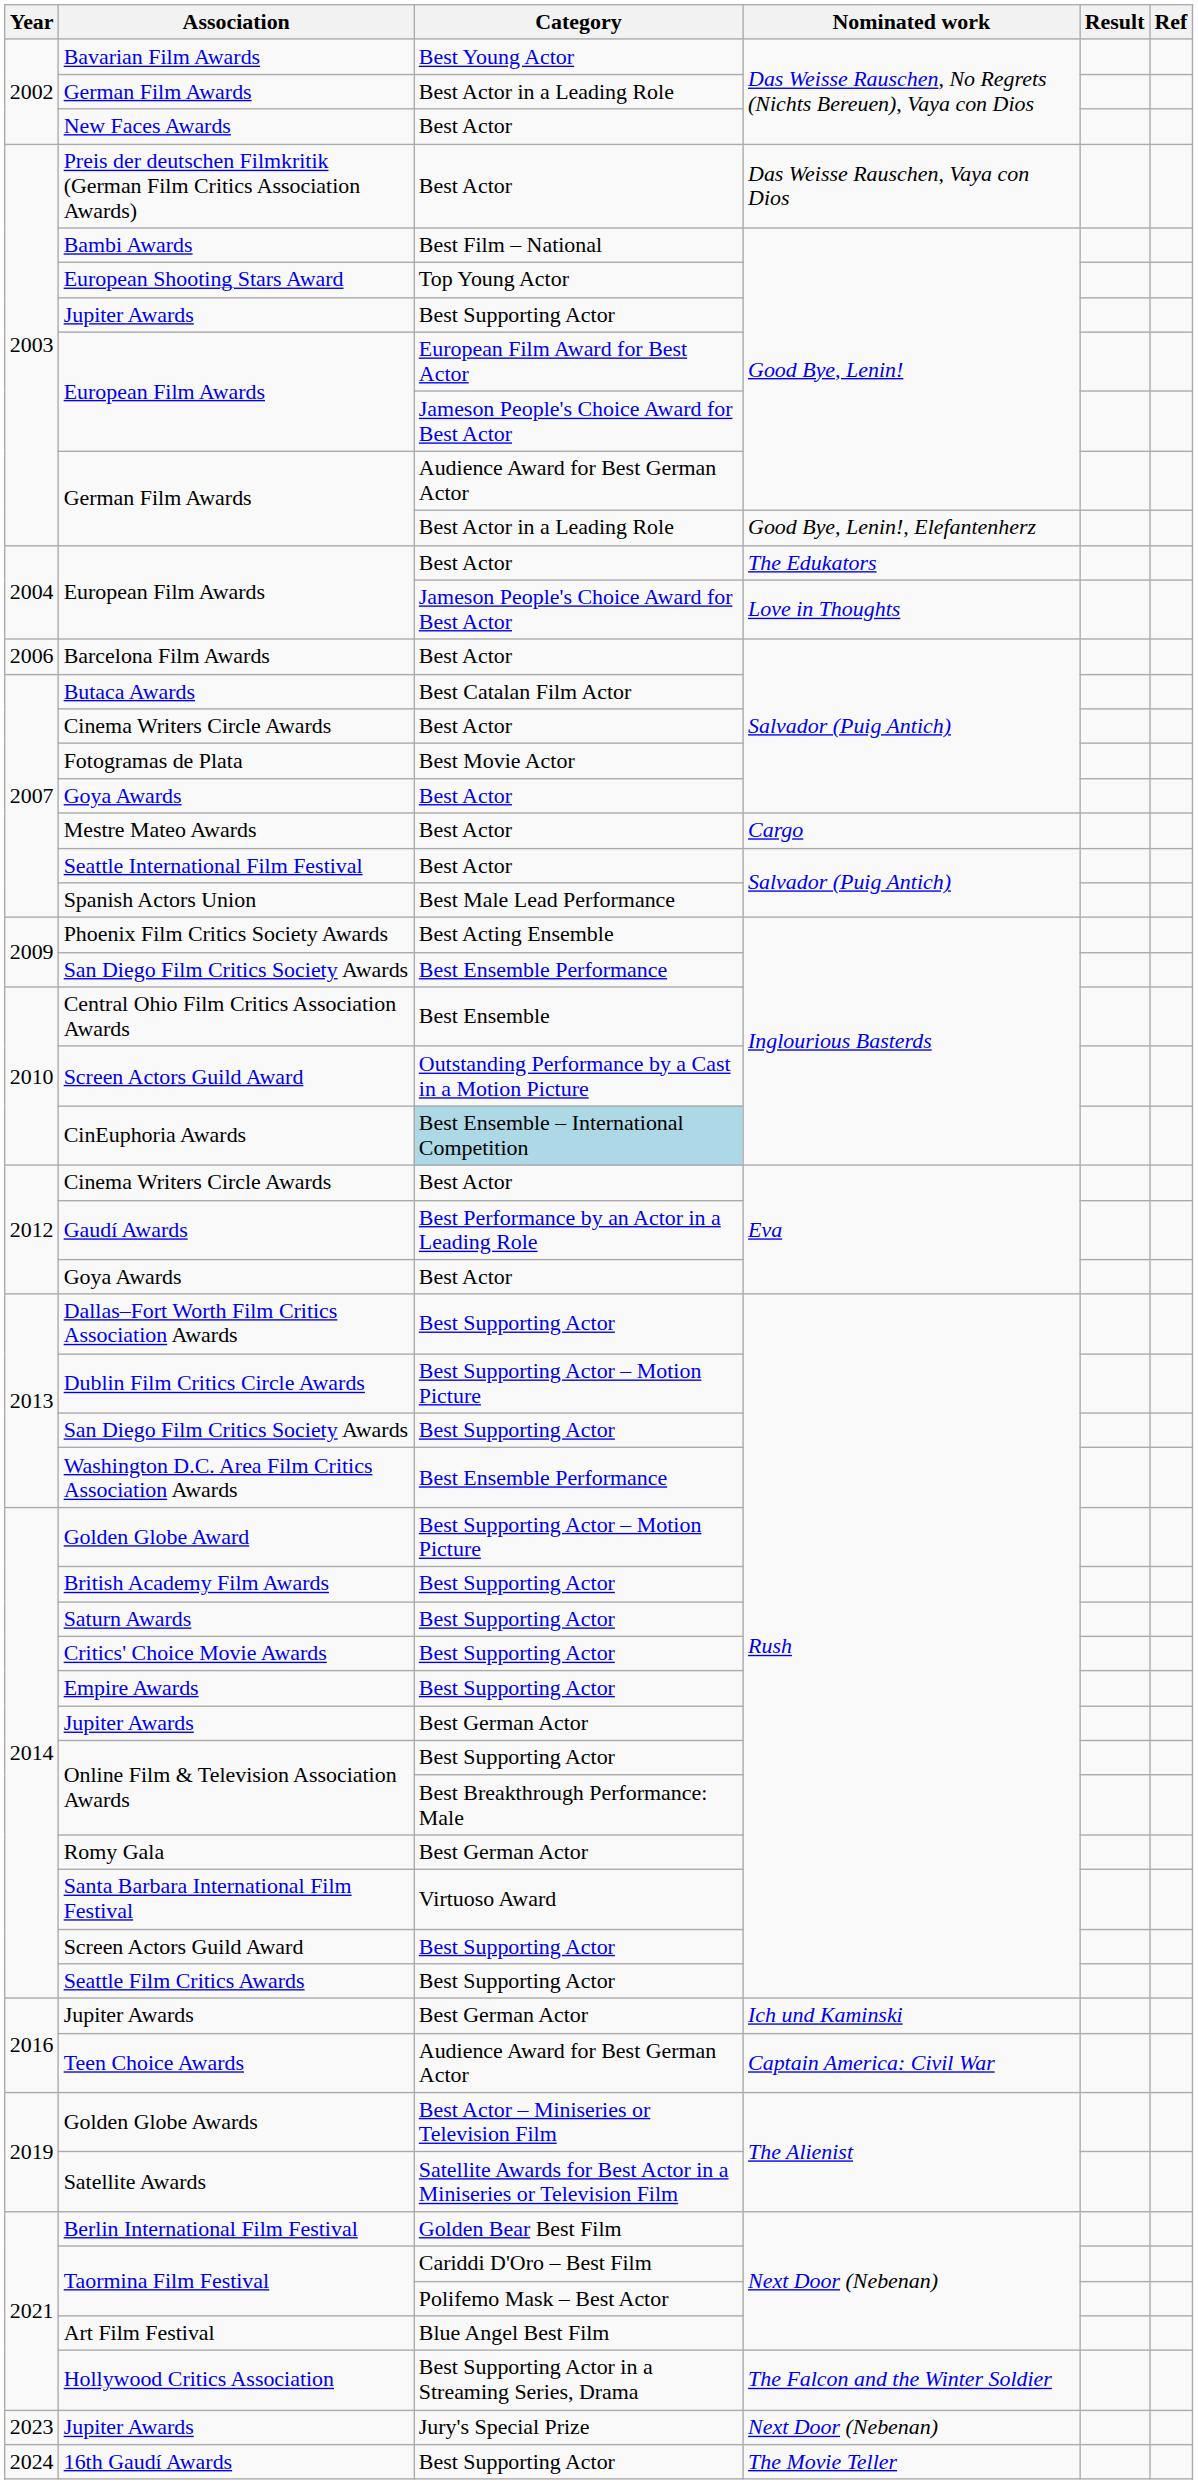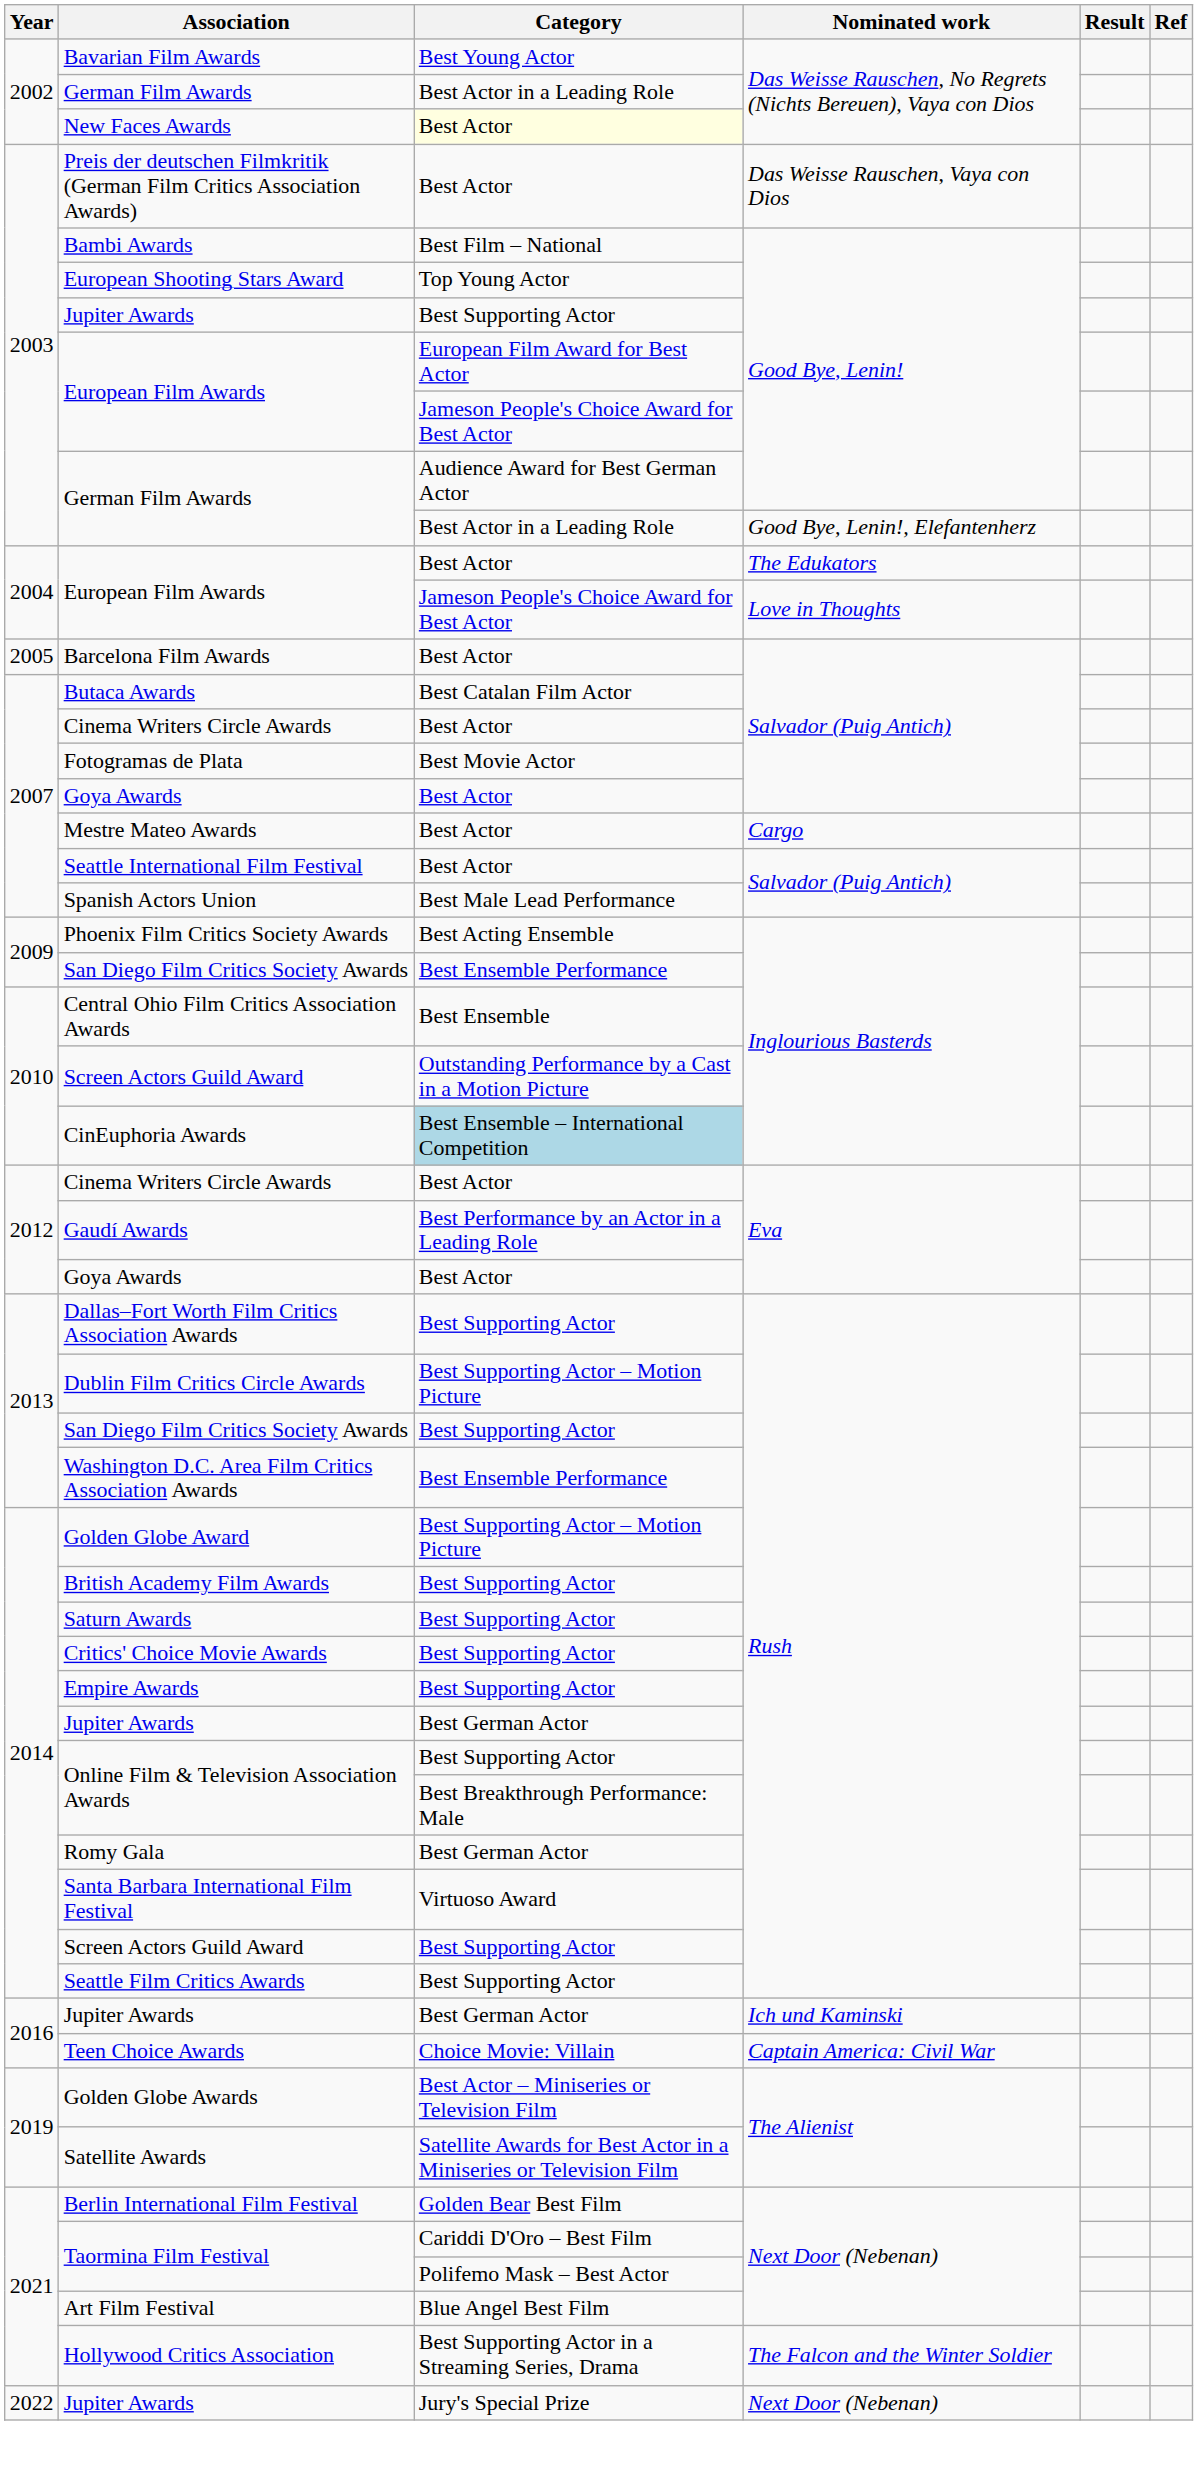(465, 126) no background -> (465, 126) lightyellow background
(32, 656) 2006 -> (32, 656) 2005
(568, 2062) Audience Award for Best German Actor -> (517, 2050) Choice Movie: Villain
(32, 2427) 2023 -> (32, 2402) 2022
- row: (148, 2461)
